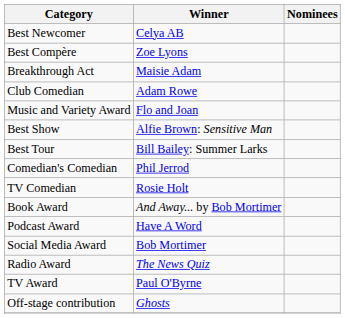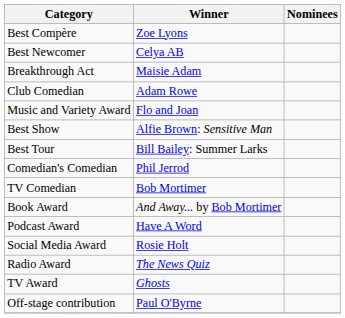rows swapped: (46, 33) <-> (42, 52)
(162, 187) Rosie Holt -> (171, 187) Bob Mortimer
(171, 245) Bob Mortimer -> (162, 245) Rosie Holt
(169, 284) Paul O'Byrne -> (153, 284) Ghosts
(153, 303) Ghosts -> (169, 303) Paul O'Byrne
